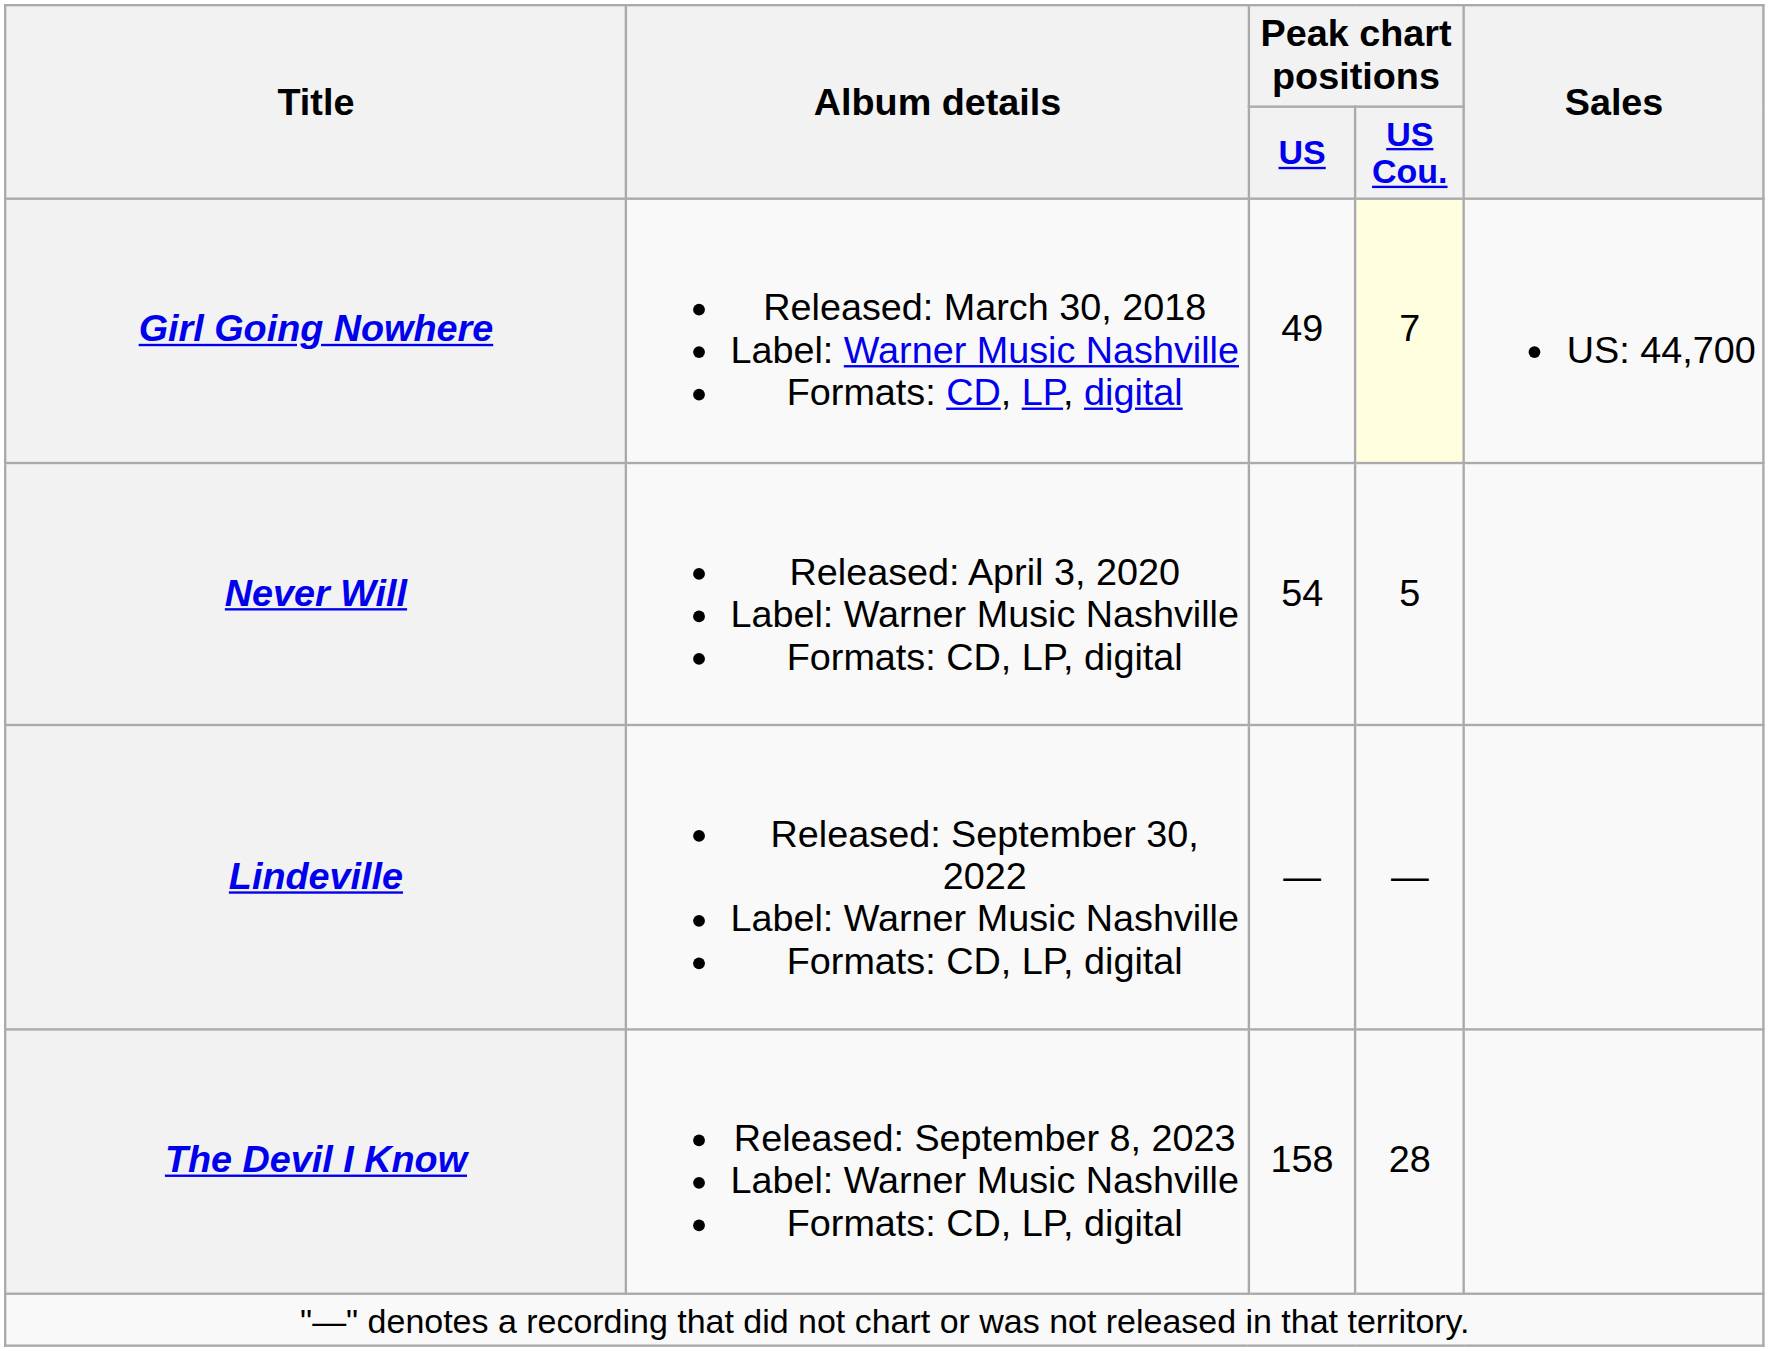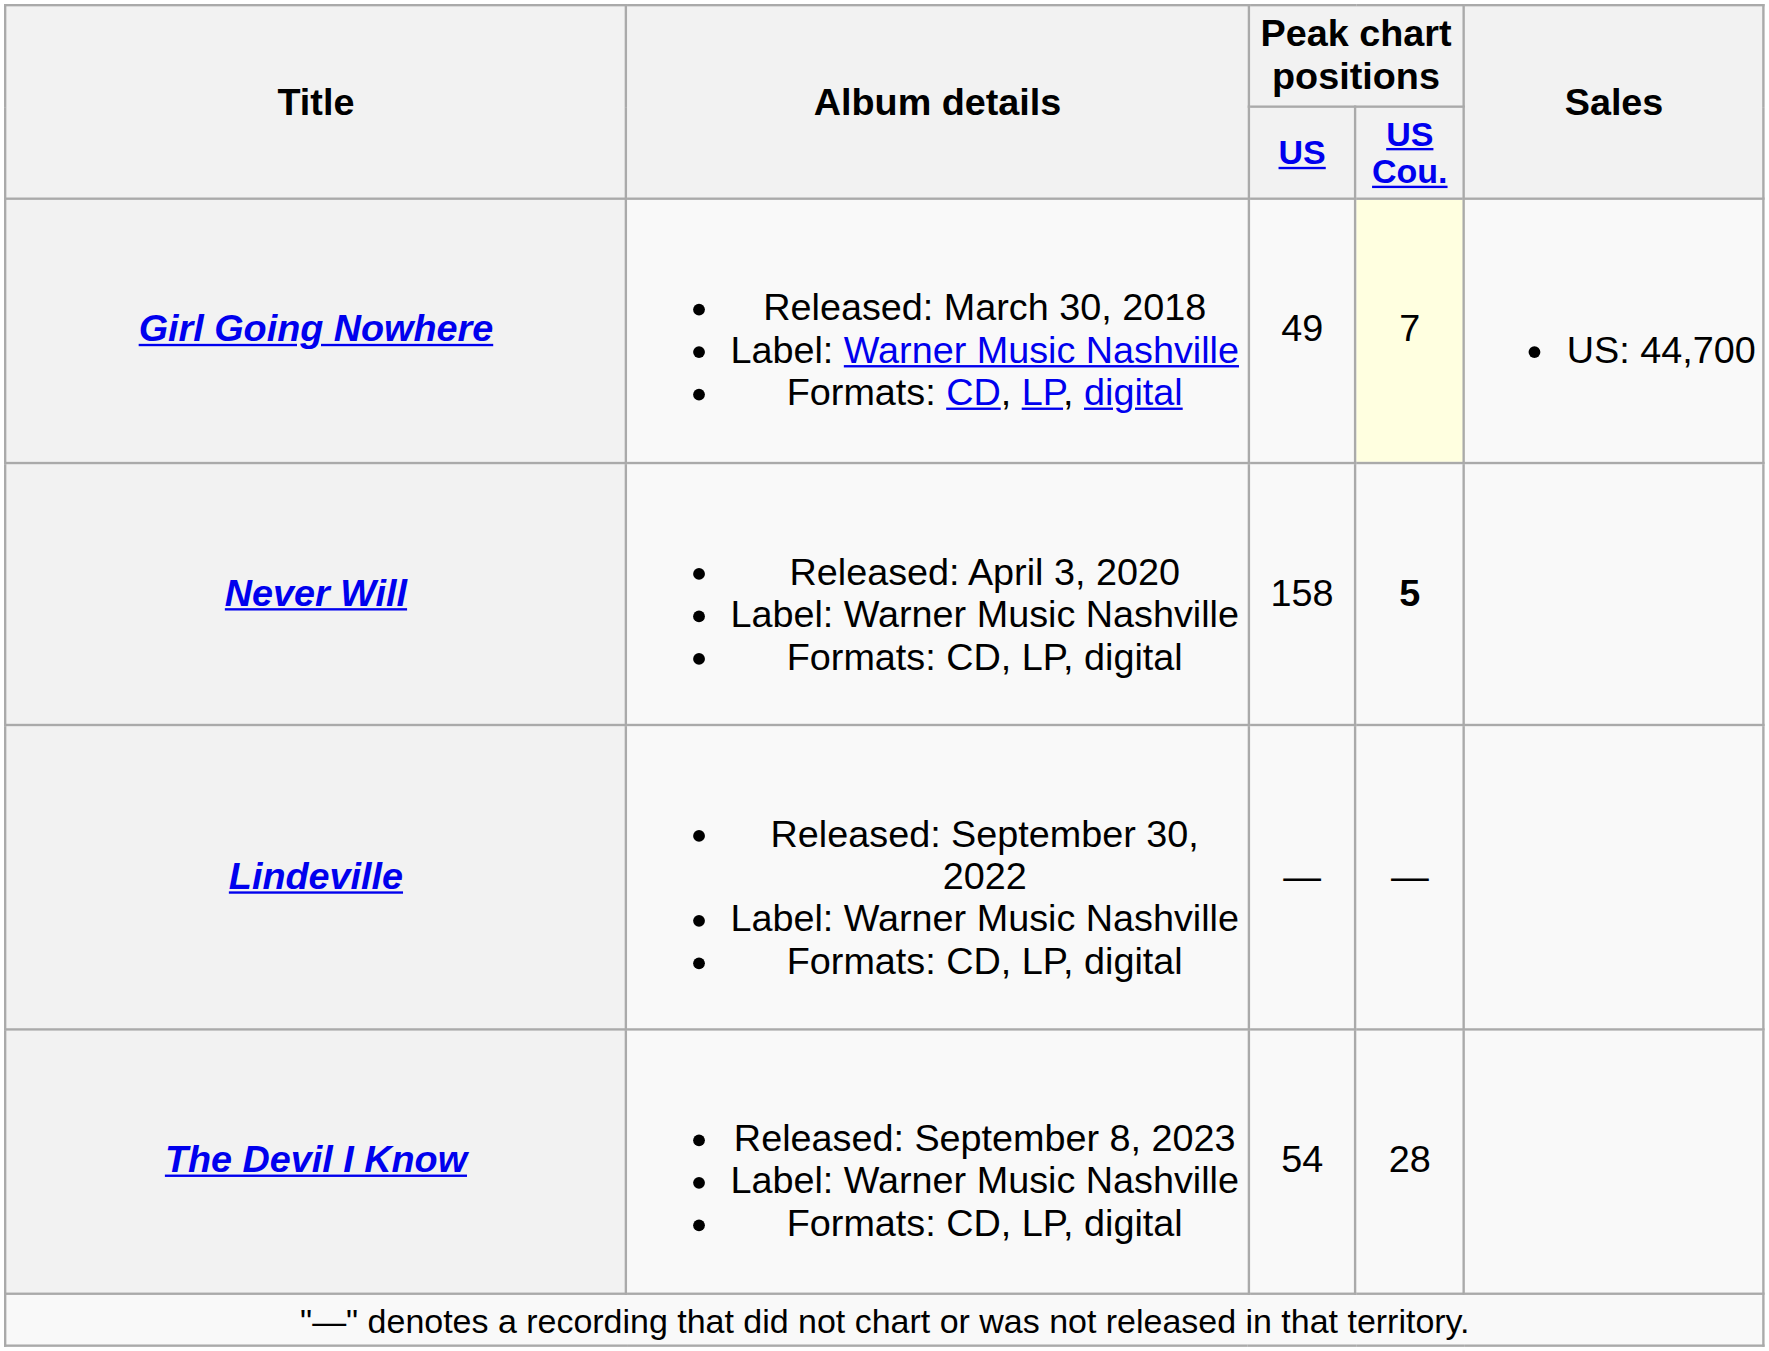(1302, 592) 54 -> (1302, 592) 158
(1410, 592) normal -> (1410, 592) bold
(1302, 1160) 158 -> (1302, 1160) 54
